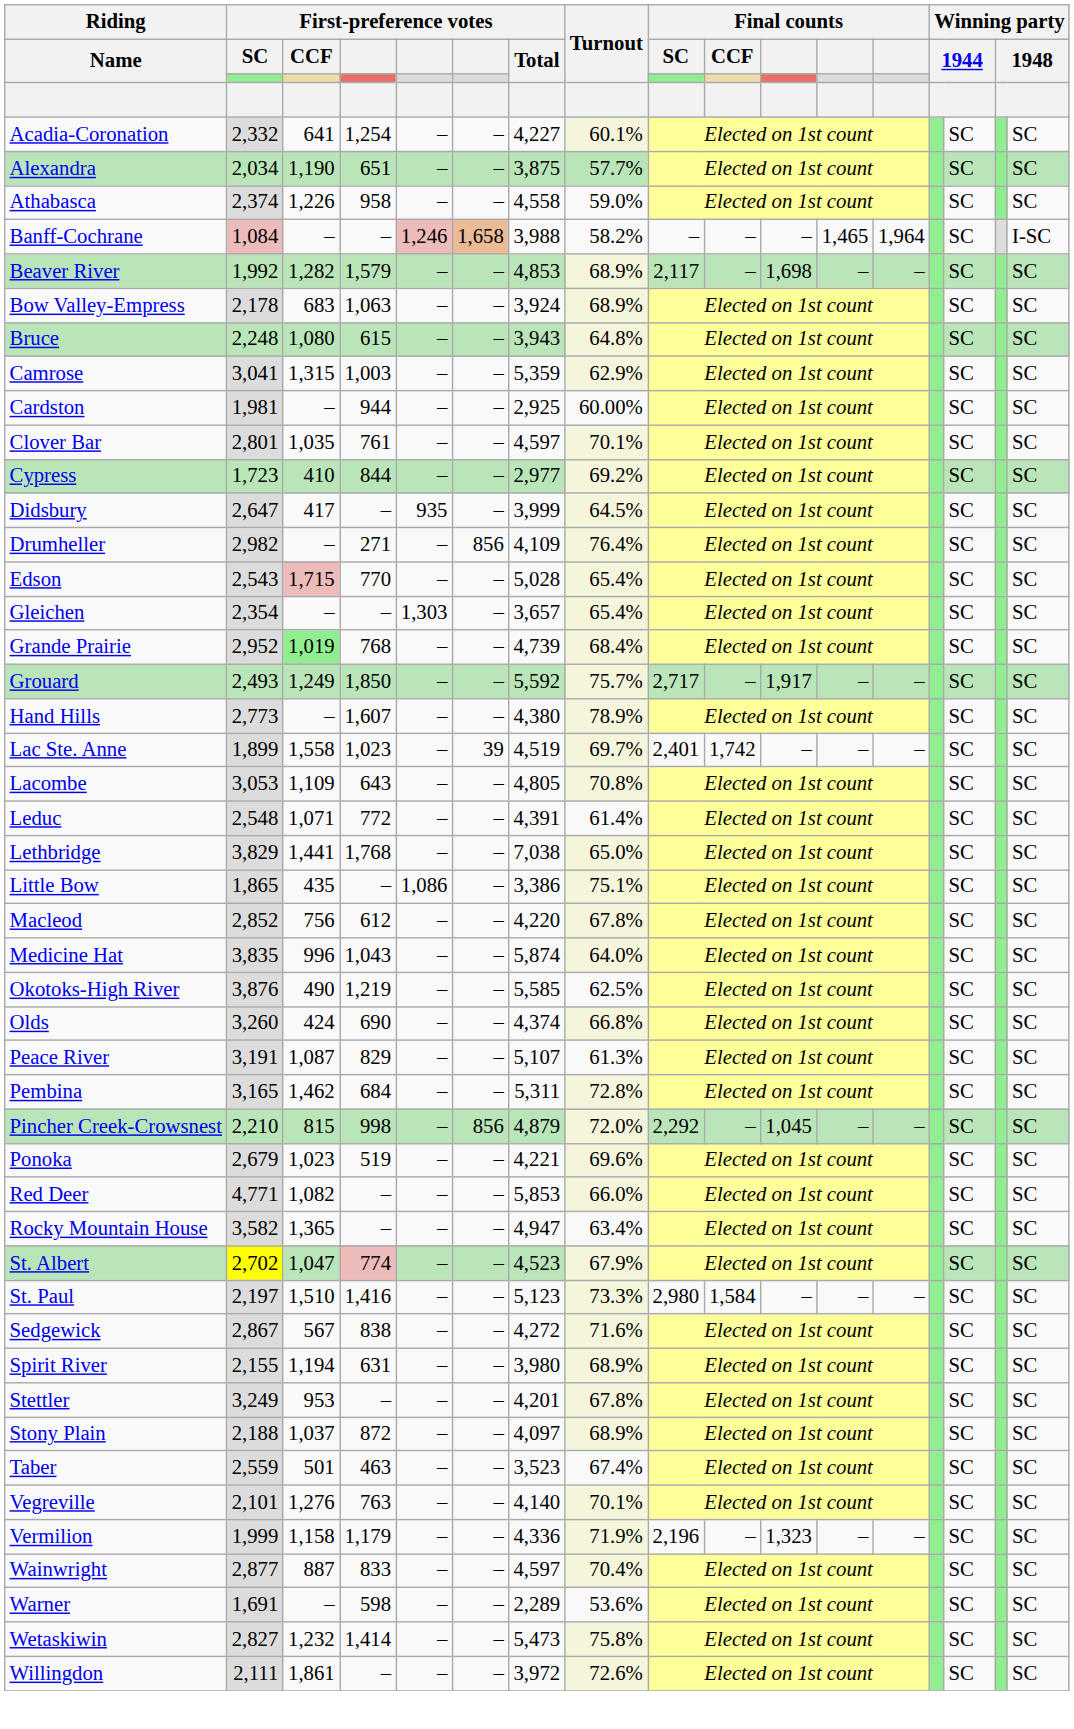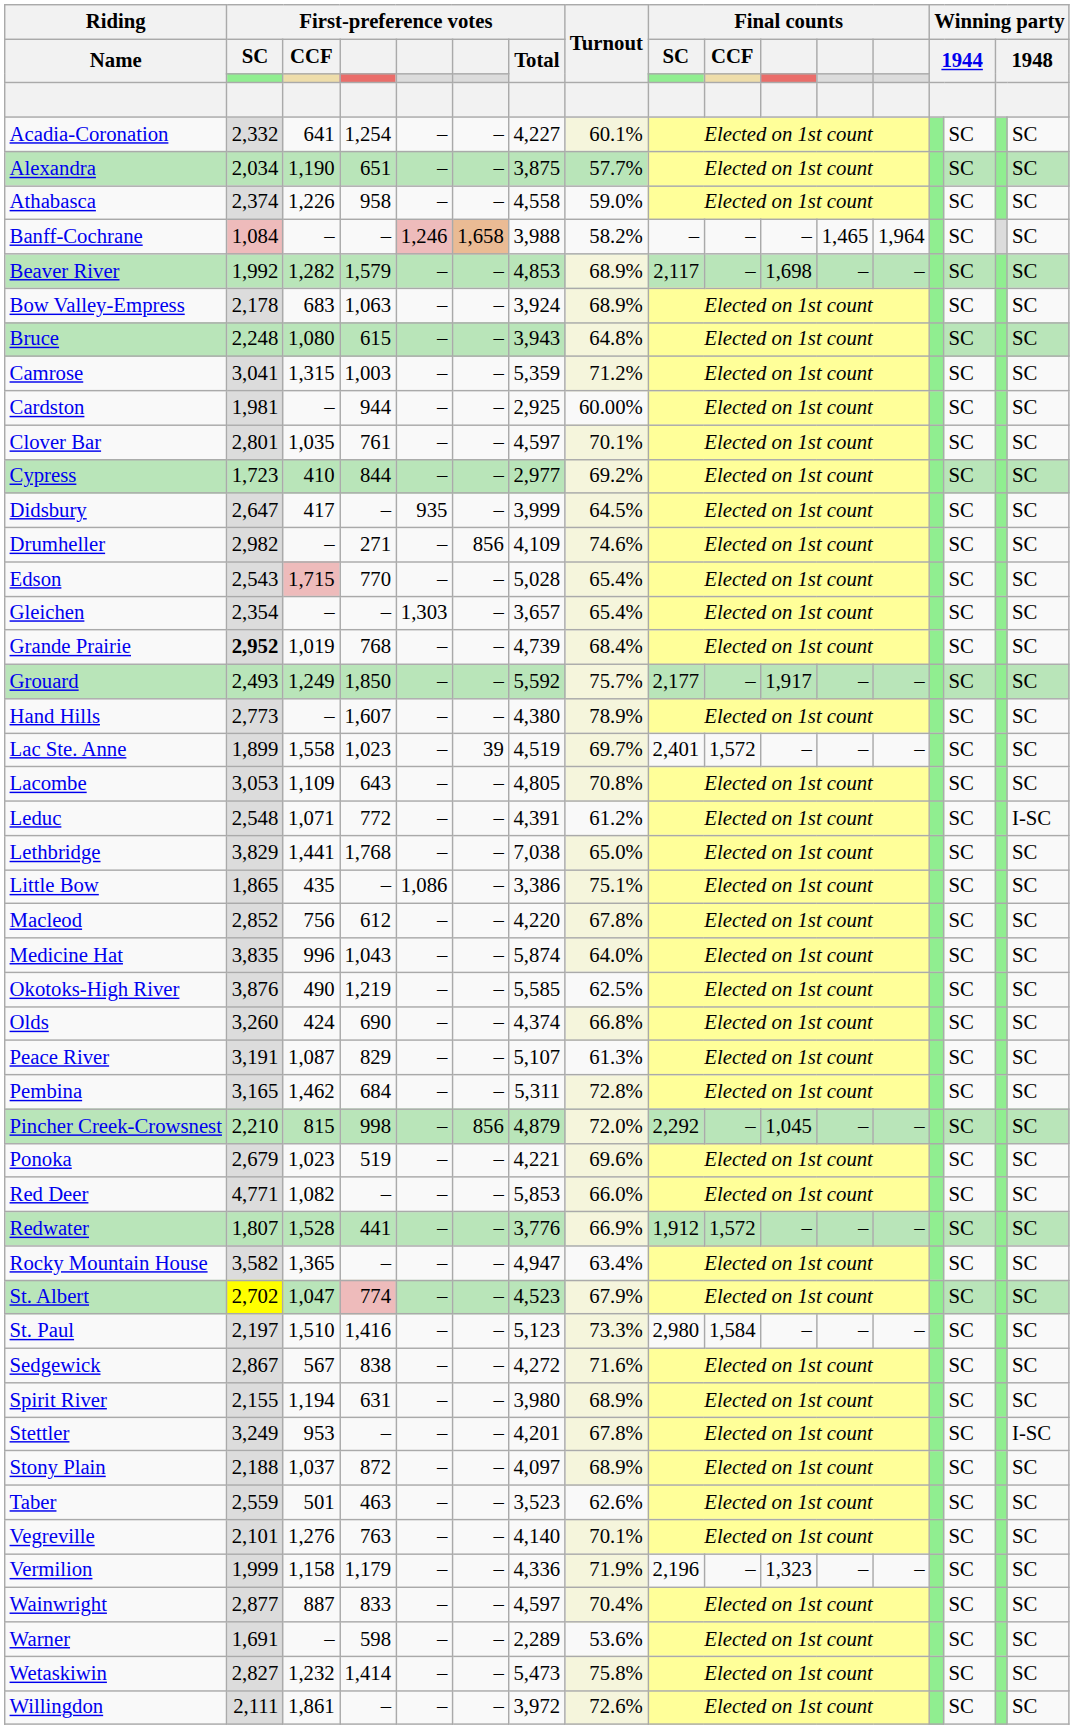(1032, 236) I-SC -> (1025, 236) SC
(616, 373) 62.9% -> (616, 373) 71.2%
(616, 544) 76.4% -> (616, 544) 74.6%
(255, 647) normal -> (255, 647) bold
(311, 647) lightgreen background -> (311, 647) no background
(676, 681) 2,717 -> (676, 681) 2,177
(732, 749) 1,742 -> (732, 749) 1,572
(616, 818) 61.4% -> (616, 818) 61.2%
(1025, 818) SC -> (1032, 818) I-SC
+ row: (49, 1228)
(1025, 1399) SC -> (1032, 1433) I-SC
(616, 1468) 67.4% -> (616, 1502) 62.6%
